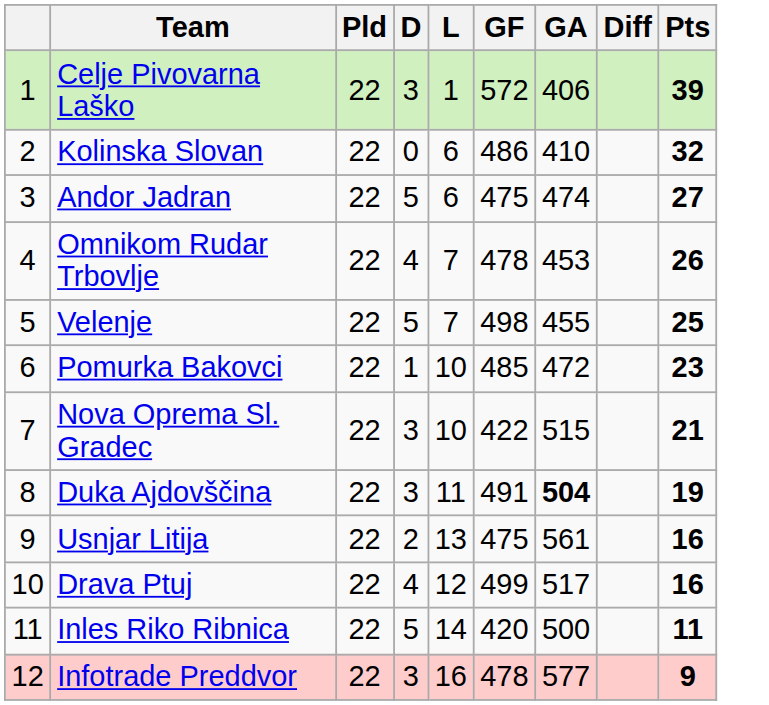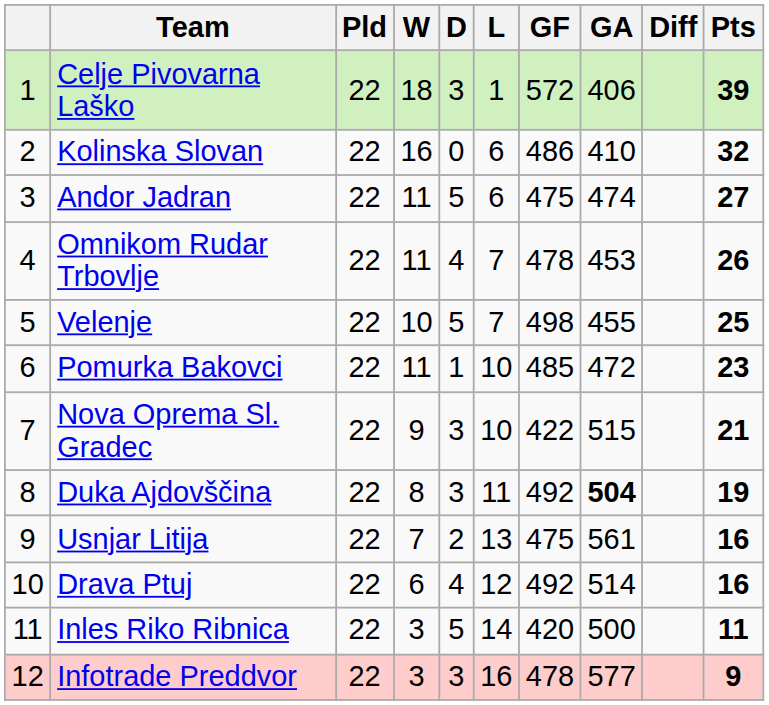+ column: (416, 27)
(504, 492) 491 -> (550, 492) 492
(504, 584) 499 -> (550, 584) 492
(566, 584) 517 -> (612, 584) 514
